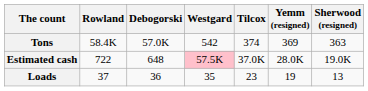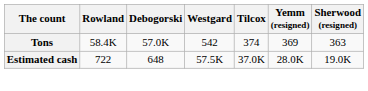(210, 59) pink background -> (210, 59) no background
- row: (42, 77)
